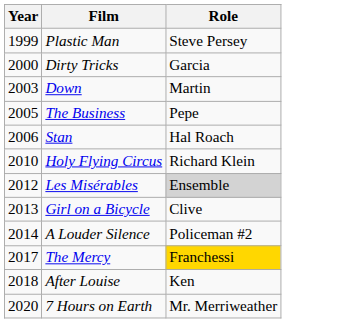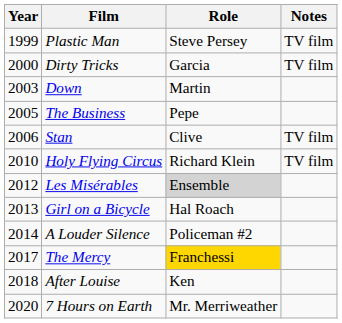+ column: (309, 16)
(201, 137) Hal Roach -> (186, 137) Clive
(186, 209) Clive -> (201, 209) Hal Roach
